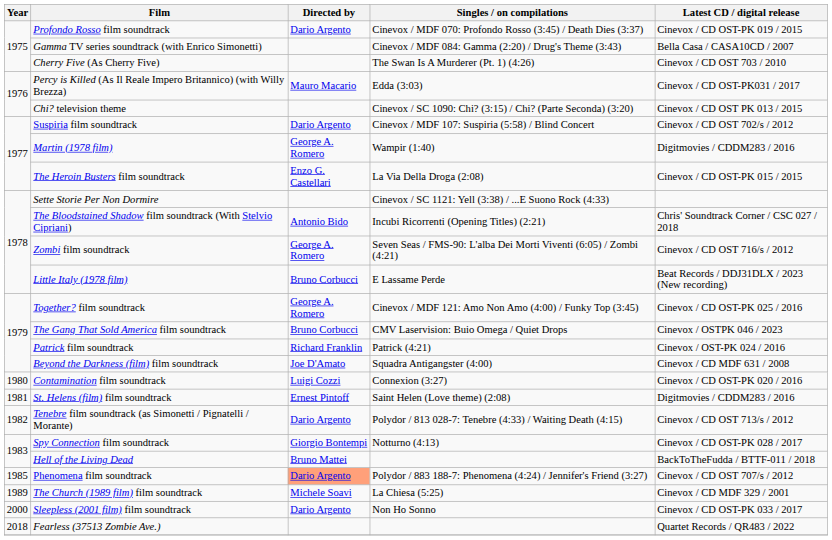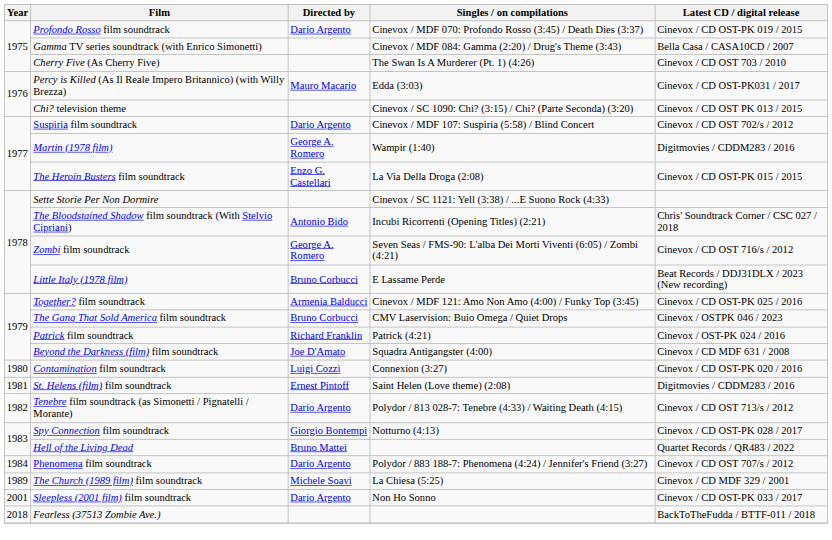(312, 307) George A. Romero -> (329, 301) Armenia Balducci
(736, 459) BackToTheFudda / BTTF-011 / 2018 -> (726, 447) Quartet Records / QR483 / 2022
(17, 476) 1985 -> (17, 464) 1984
(321, 476) lightsalmon background -> (321, 464) no background
(17, 509) 2000 -> (17, 497) 2001
(726, 526) Quartet Records / QR483 / 2022 -> (736, 514) BackToTheFudda / BTTF-011 / 2018
